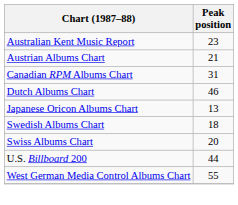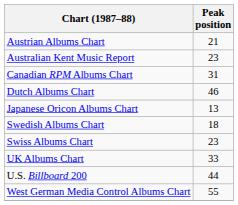rows swapped: (71, 41) <-> (56, 58)
(213, 141) 20 -> (213, 141) 23
+ row: (45, 158)
